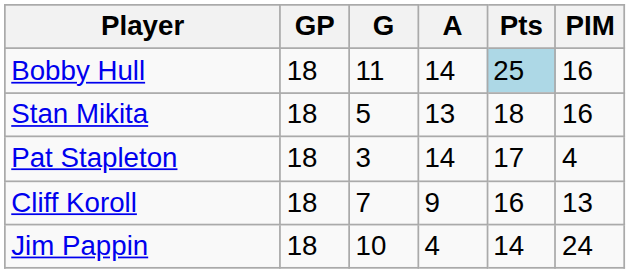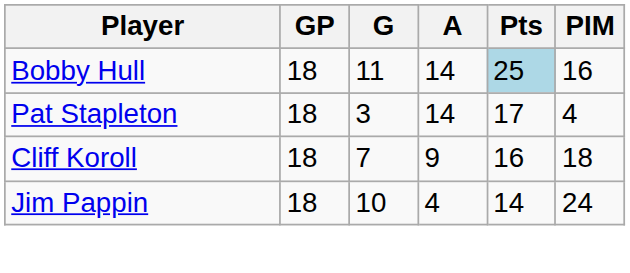- row: (80, 114)
(578, 202) 13 -> (578, 158) 18
